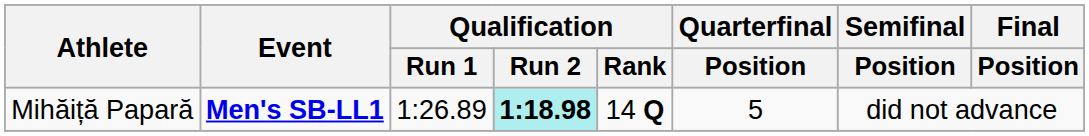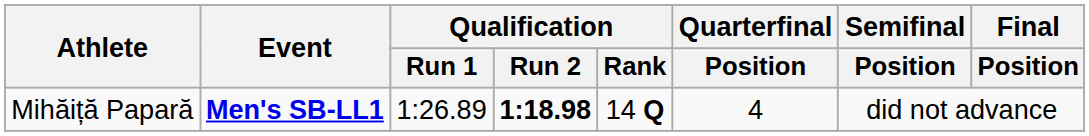(545, 110) paleturquoise background -> (545, 110) no background
(756, 110) 5 -> (756, 110) 4
